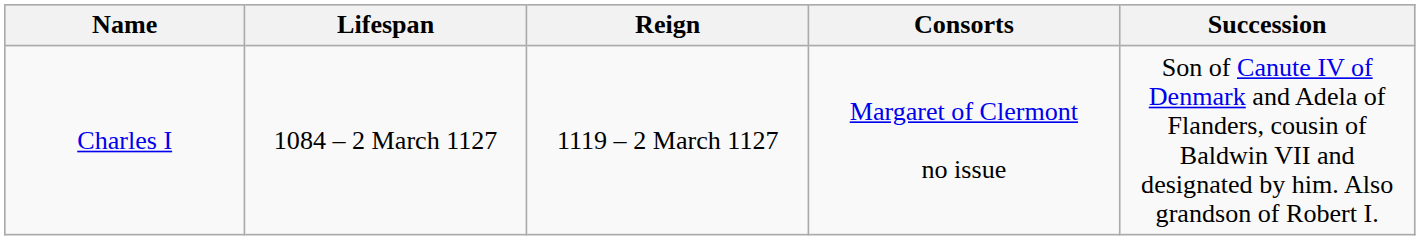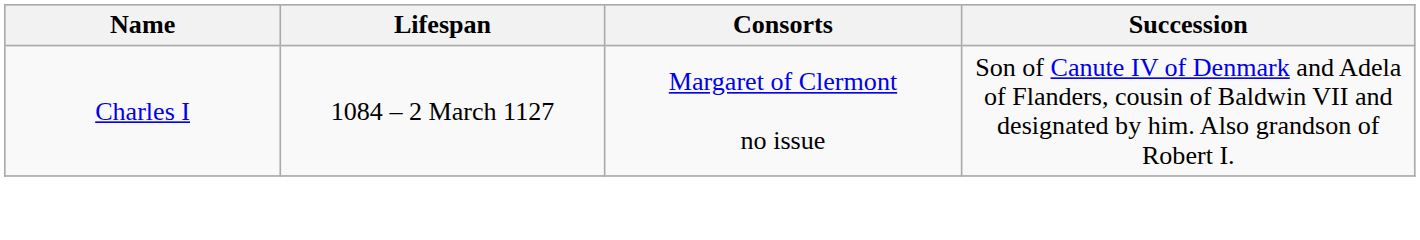- column: (668, 25)
